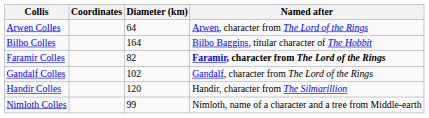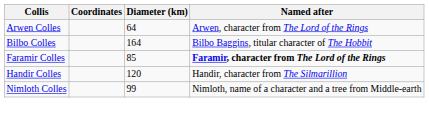(131, 58) 82 -> (131, 58) 85
- row: (36, 74)
